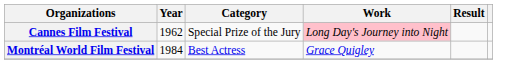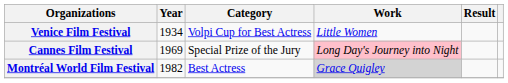+ row: (81, 31)
(171, 31) 1962 -> (171, 50) 1969
(171, 50) 1984 -> (171, 68) 1982
(340, 50) no background -> (351, 68) lightgrey background
